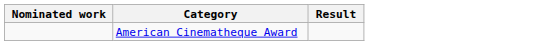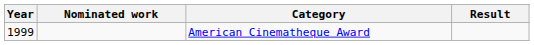+ column: (21, 14)
